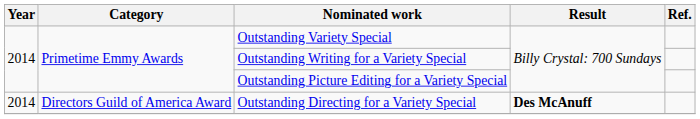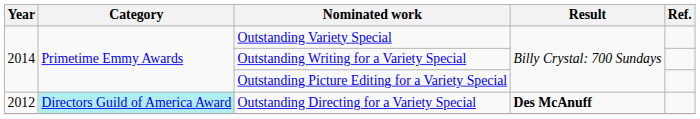(21, 102) 2014 -> (21, 102) 2012
(136, 102) no background -> (136, 102) paleturquoise background
